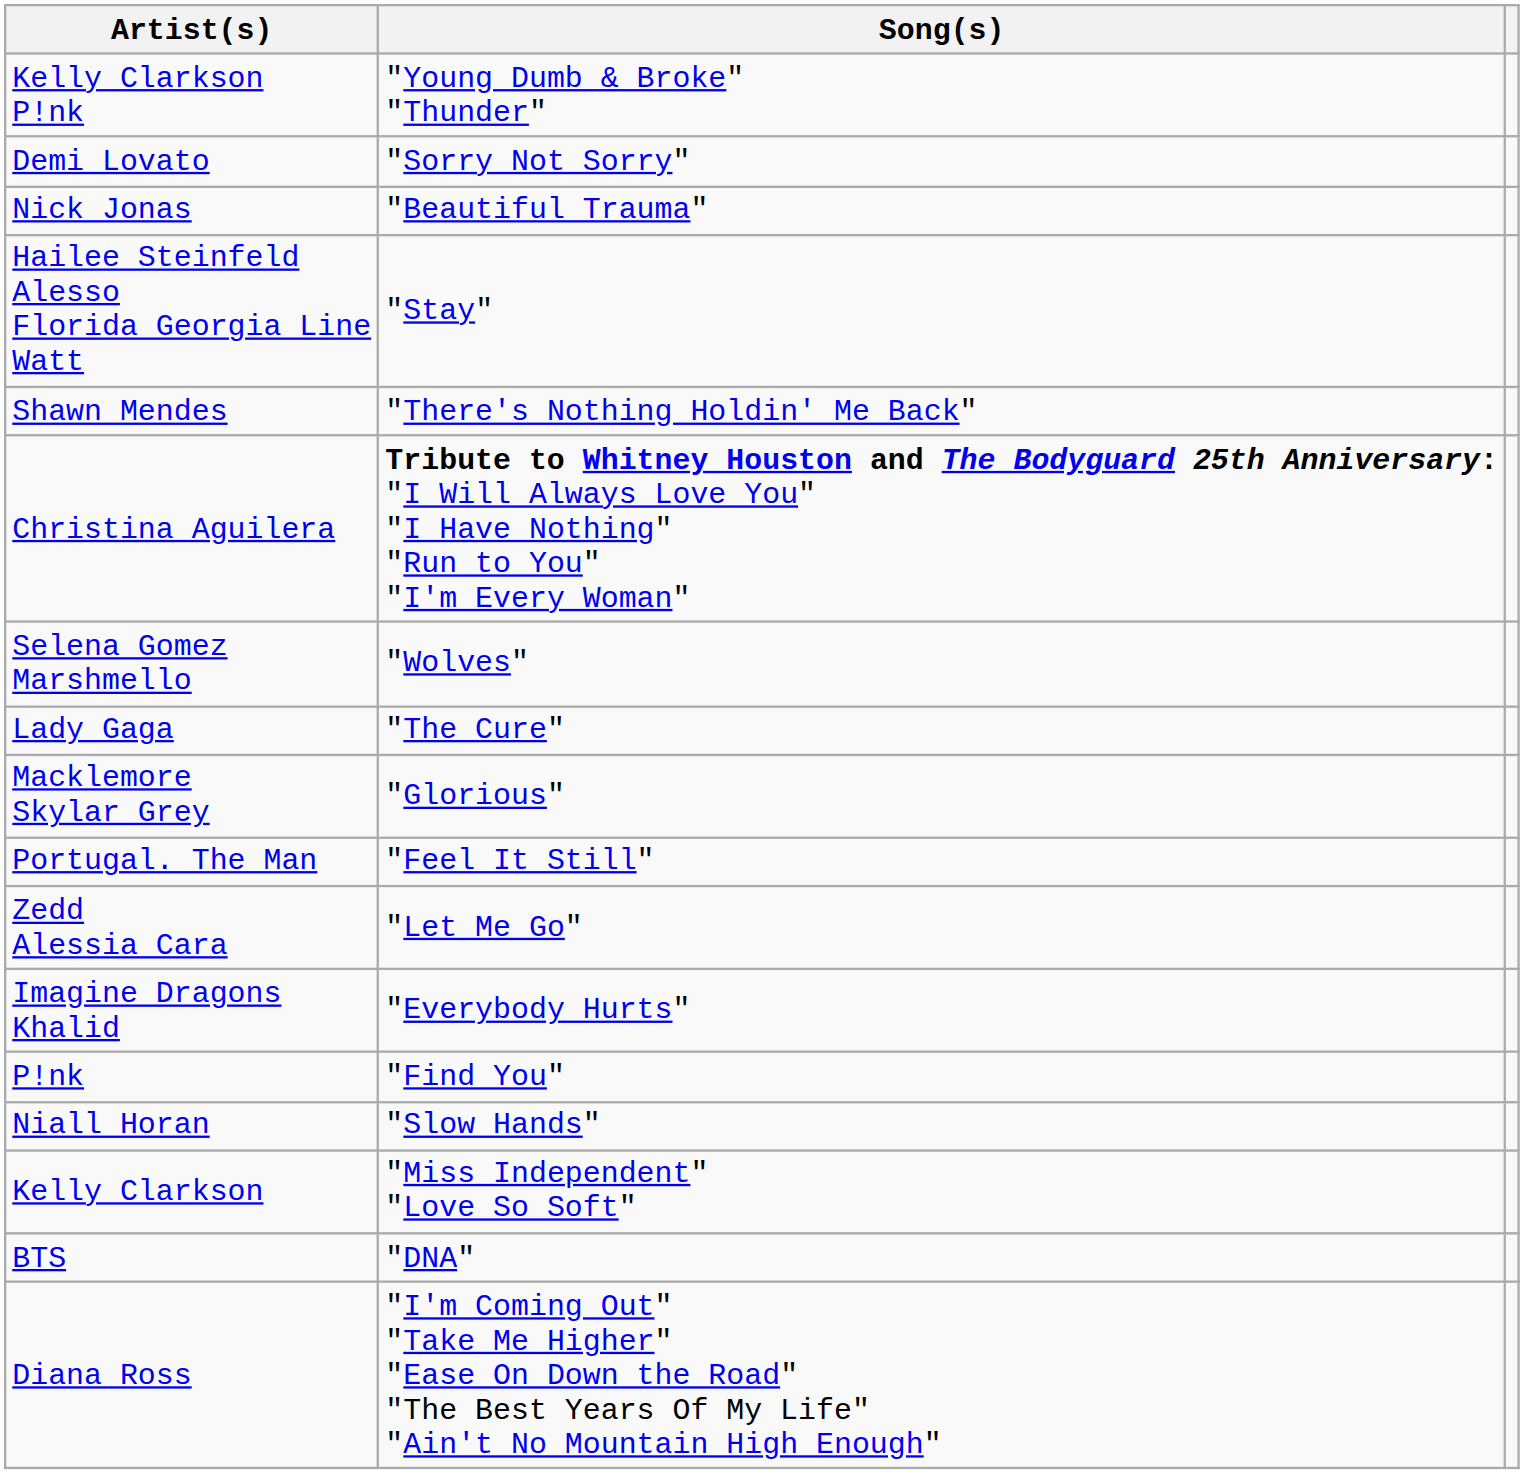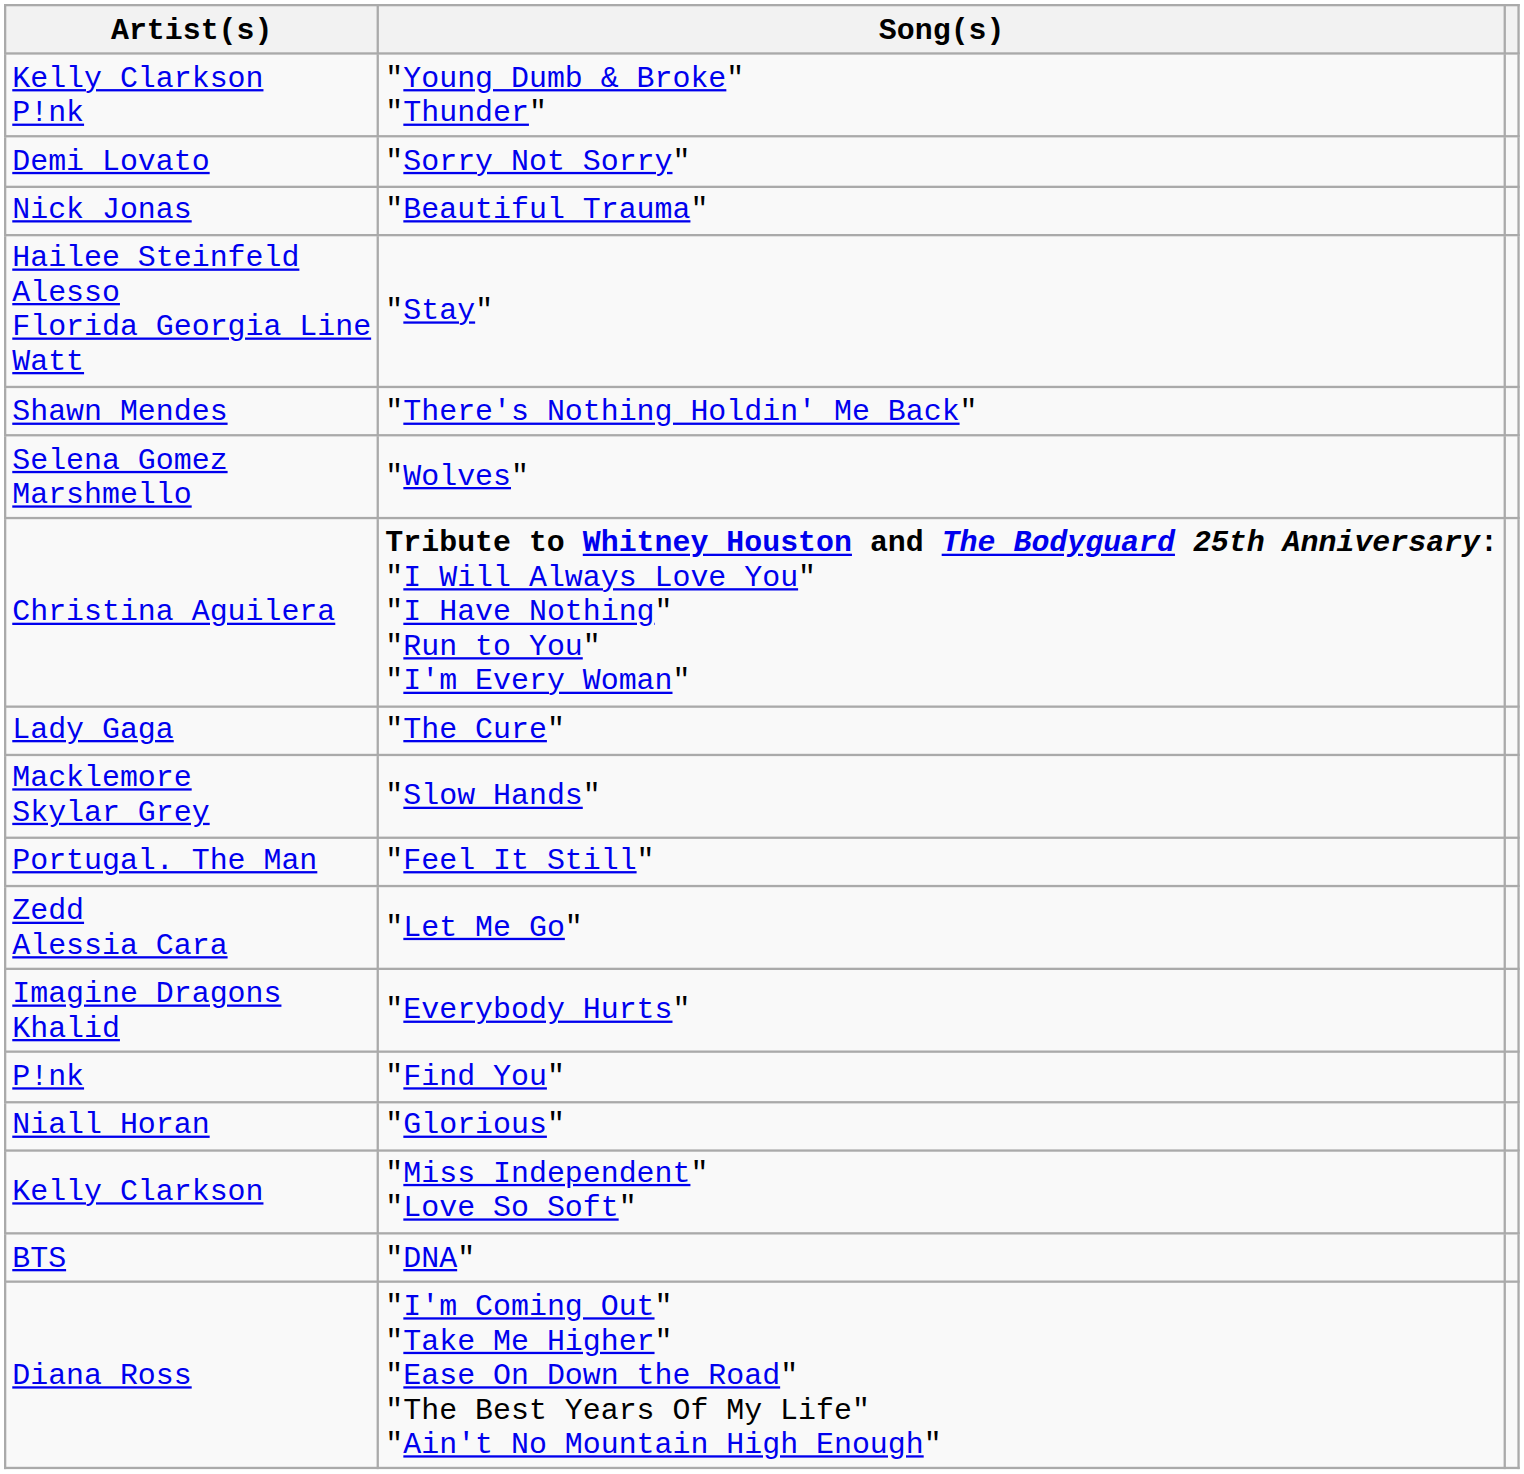rows swapped: (120, 664) <-> (174, 529)
(475, 796) "Glorious" -> (493, 796) "Slow Hands"
(493, 1126) "Slow Hands" -> (475, 1126) "Glorious"
